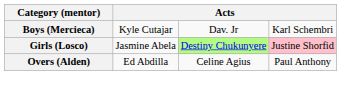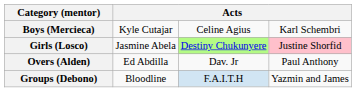(224, 29) Dav. Jr -> (224, 29) Celine Agius
(224, 62) Celine Agius -> (224, 62) Dav. Jr
+ row: (59, 78)
